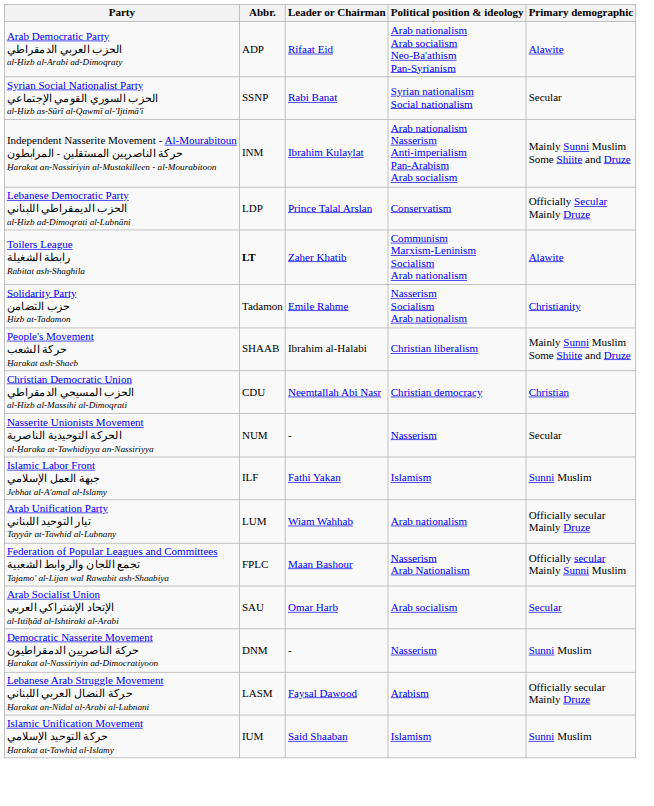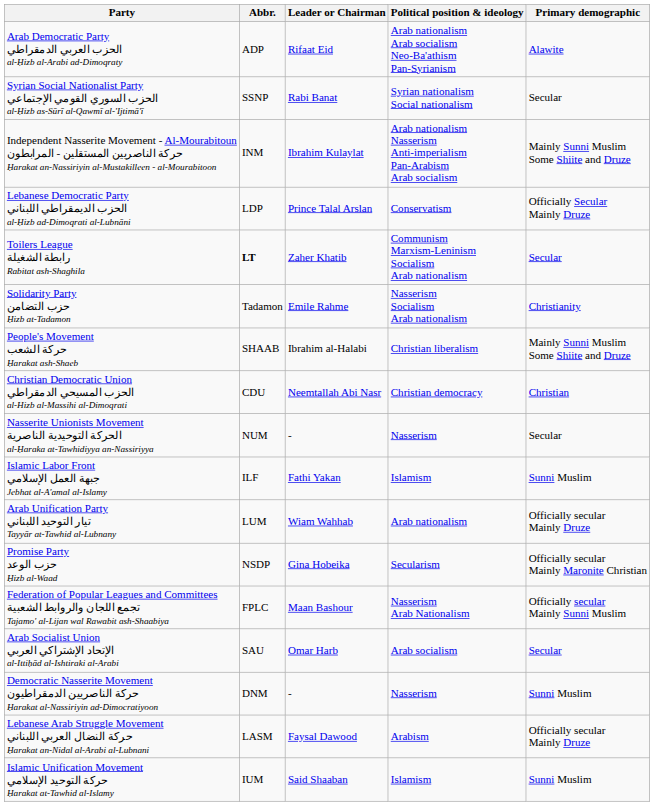(546, 257) Alawite -> (545, 257) Secular
+ row: (38, 564)
